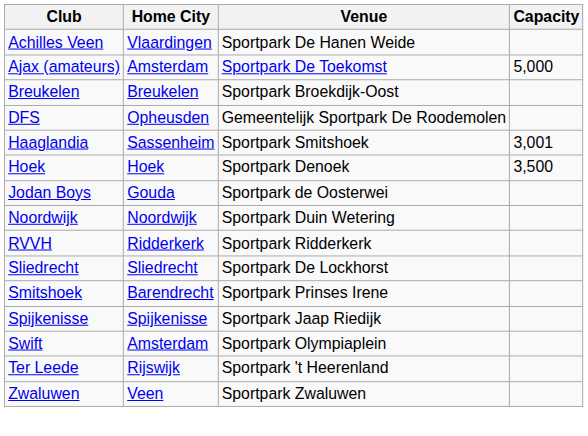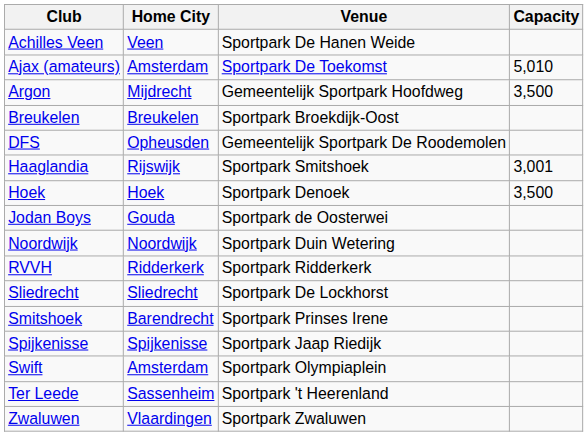(170, 42) Vlaardingen -> (145, 42) Veen
(533, 67) 5,000 -> (533, 67) 5,010
+ row: (29, 92)
(171, 142) Sassenheim -> (154, 167) Rijswijk
(154, 368) Rijswijk -> (171, 393) Sassenheim
(145, 393) Veen -> (170, 419) Vlaardingen
